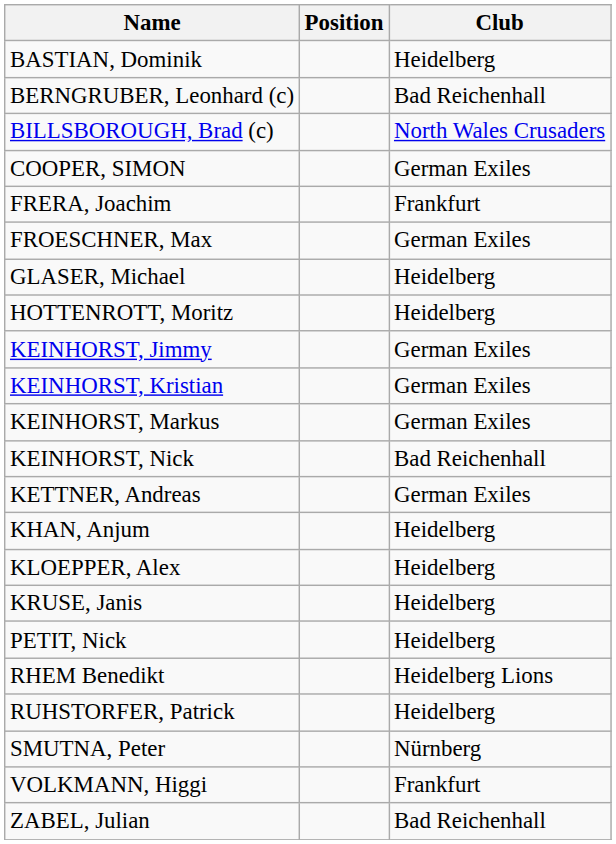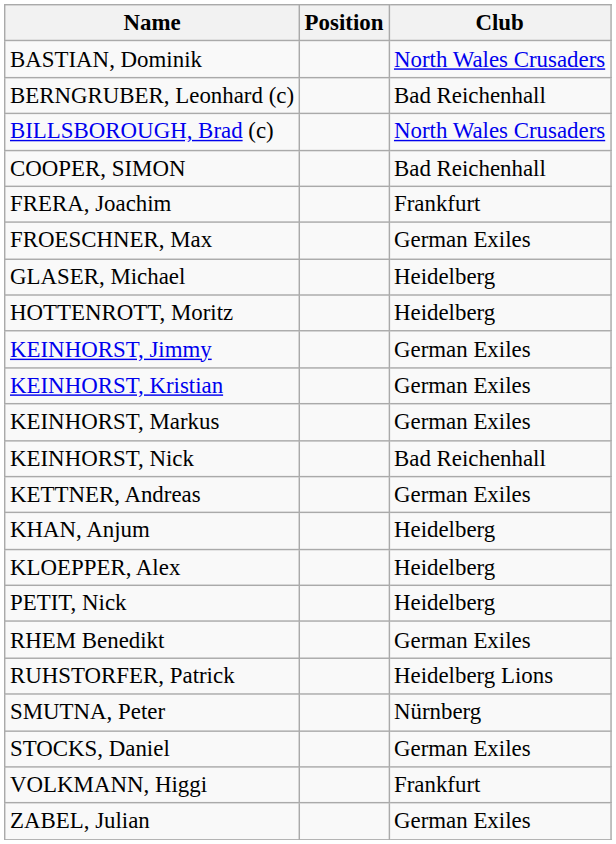(445, 58) Heidelberg -> (500, 58) North Wales Crusaders
(462, 167) German Exiles -> (470, 167) Bad Reichenhall
- row: (76, 603)
(473, 675) Heidelberg Lions -> (462, 639) German Exiles
(445, 712) Heidelberg -> (473, 675) Heidelberg Lions
+ row: (90, 748)
(470, 820) Bad Reichenhall -> (462, 820) German Exiles
